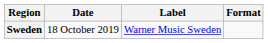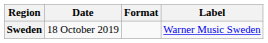columns swapped: (243, 13) <-> (173, 13)
